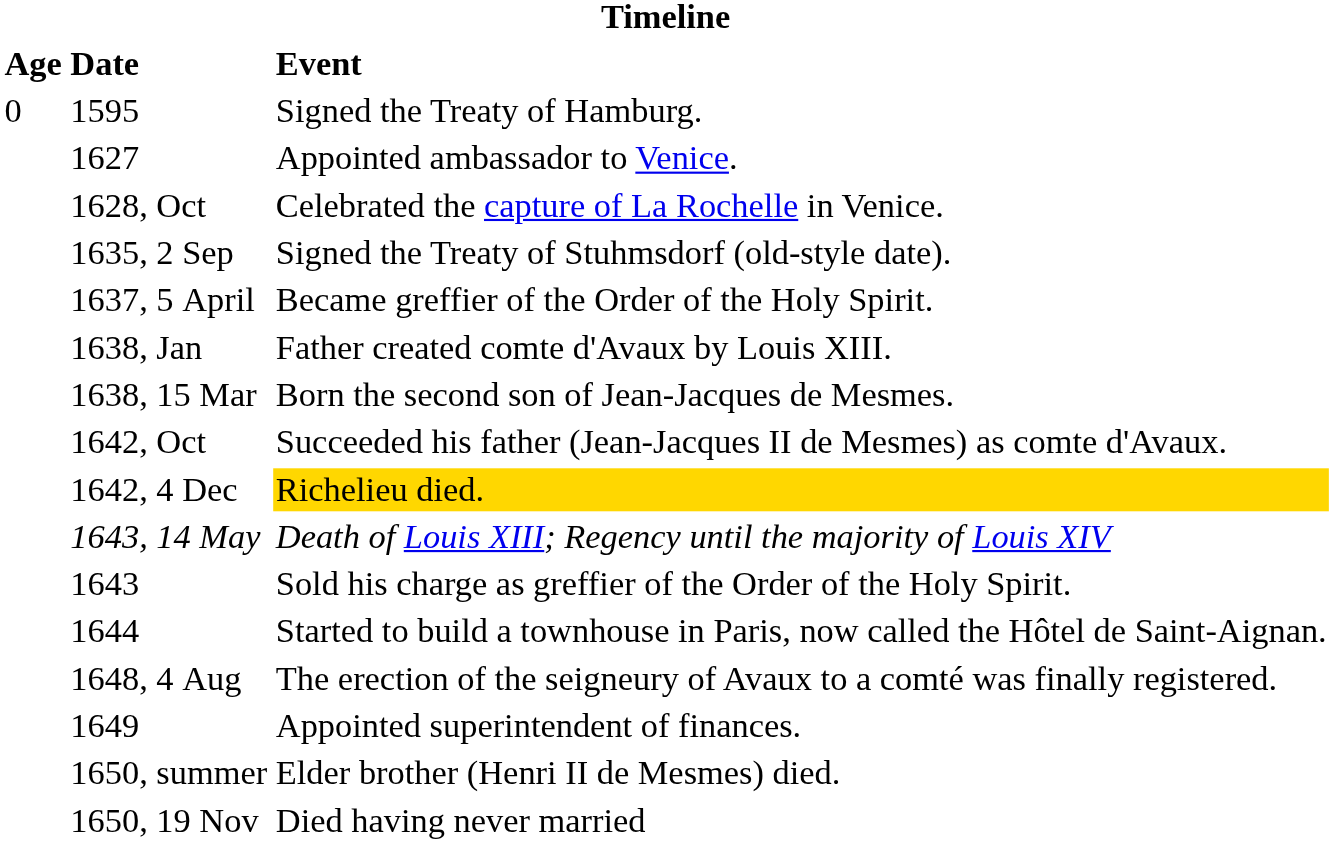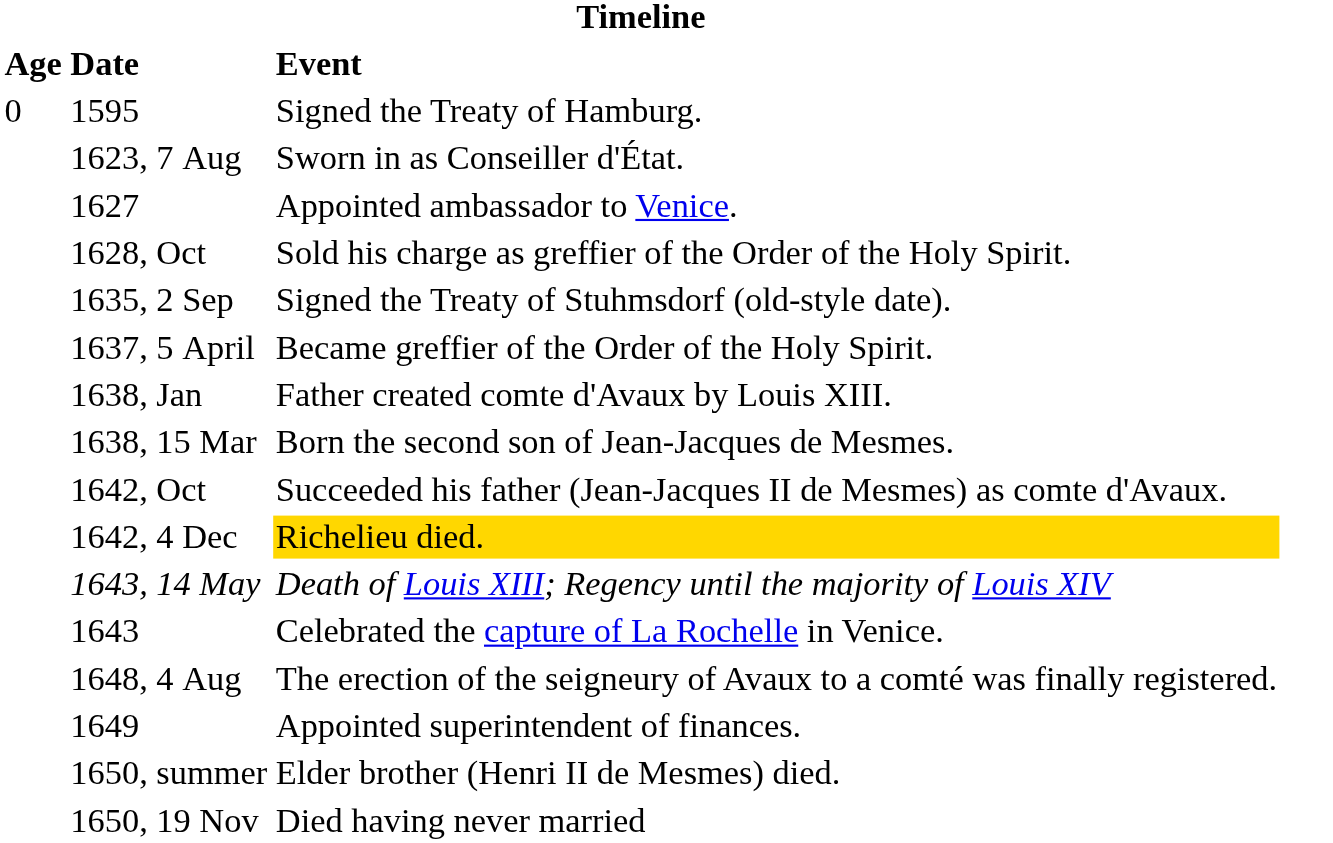+ row: (156, 158)
(610, 205) Celebrated the capture of La Rochelle in Venice. -> (674, 252) Sold his charge as greffier of the Order of the Holy Spirit.
(674, 583) Sold his charge as greffier of the Order of the Holy Spirit. -> (610, 631) Celebrated the capture of La Rochelle in Venice.
- row: (105, 631)
